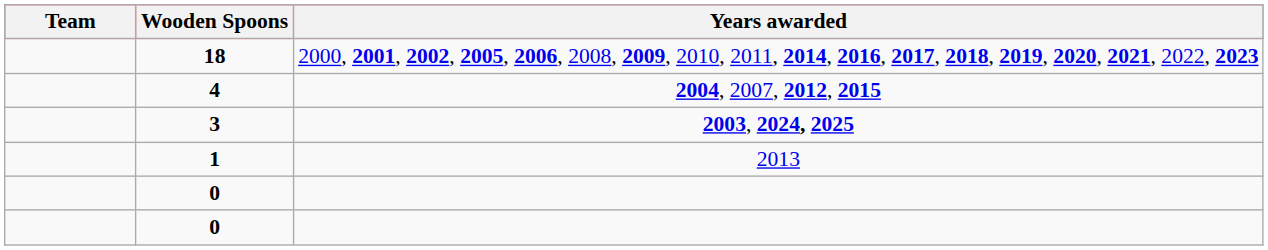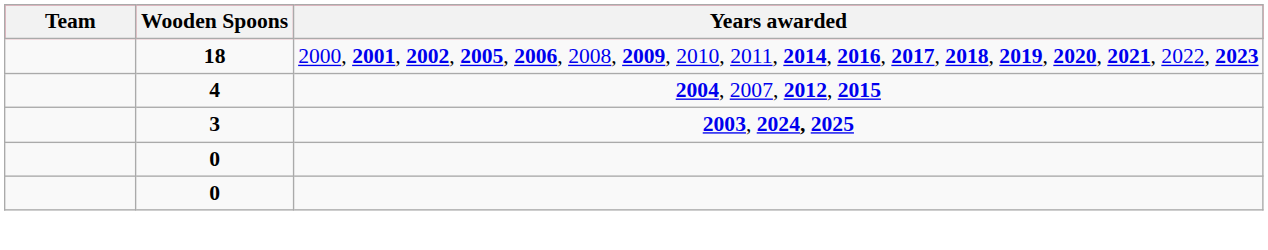- row: (215, 158)
